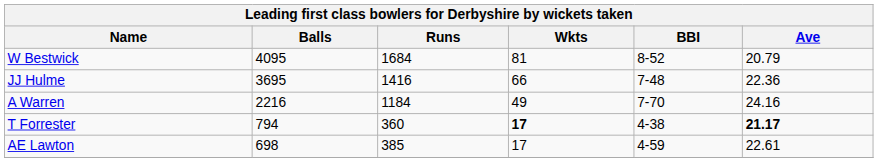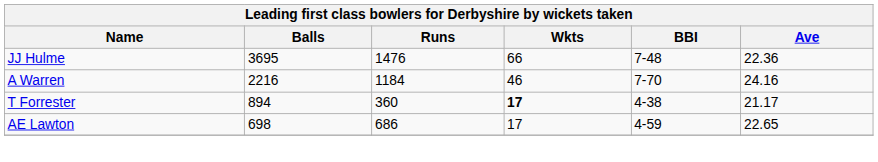- row: (43, 59)
(396, 80) 1416 -> (390, 59) 1476
(519, 102) 49 -> (515, 80) 46
(267, 124) 794 -> (259, 102) 894
(763, 124) bold -> (761, 102) normal
(393, 146) 385 -> (387, 124) 686
(763, 146) 22.61 -> (761, 124) 22.65
